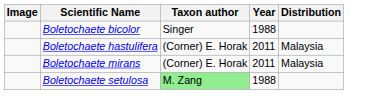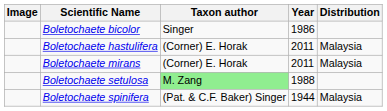(264, 30) 1988 -> (303, 30) 1986
+ row: (96, 98)
